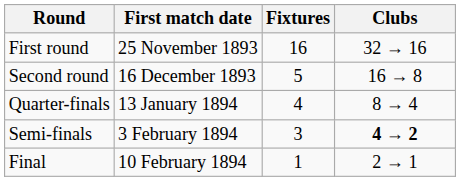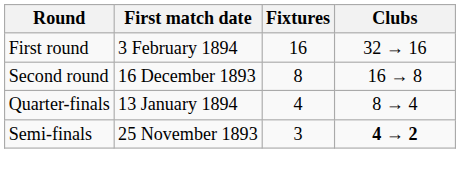(188, 47) 25 November 1893 -> (178, 47) 3 February 1894
(298, 76) 5 -> (298, 76) 8
(178, 133) 3 February 1894 -> (188, 133) 25 November 1893
- row: (27, 162)
